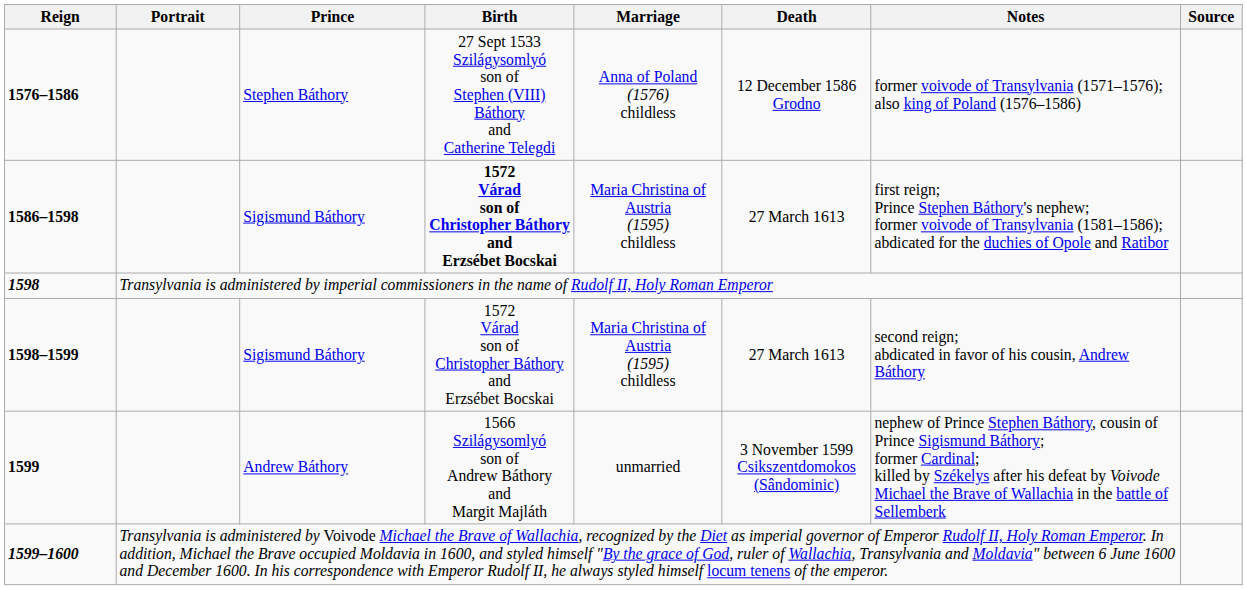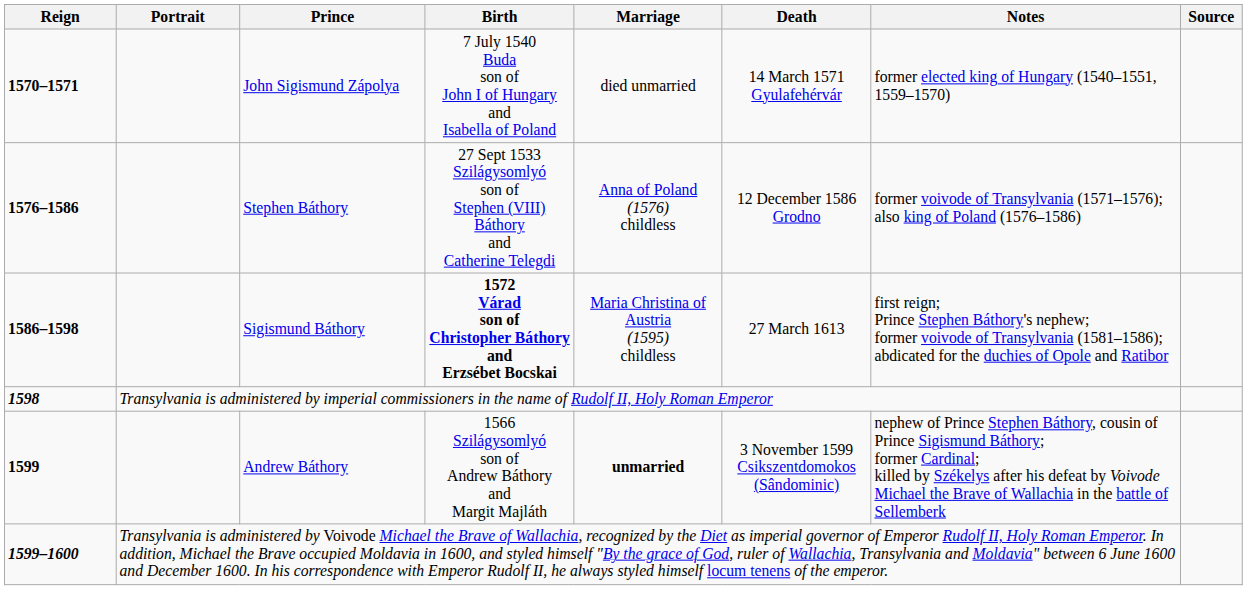+ row: (43, 85)
- row: (43, 354)
(648, 467) normal -> (648, 467) bold
